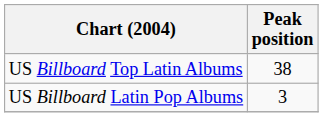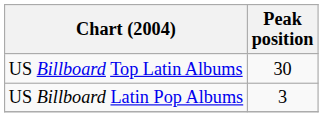(283, 68) 38 -> (283, 68) 30
